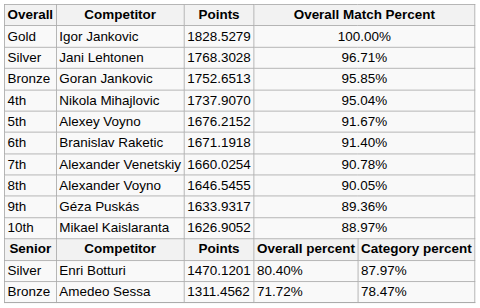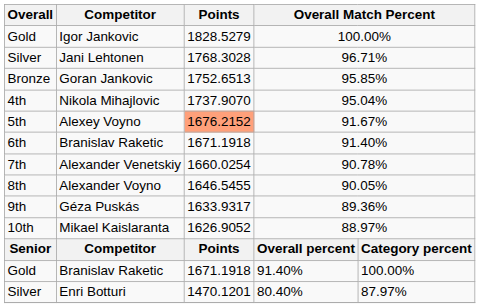(219, 121) no background -> (219, 121) lightsalmon background
+ row: (22, 270)
- row: (29, 292)
